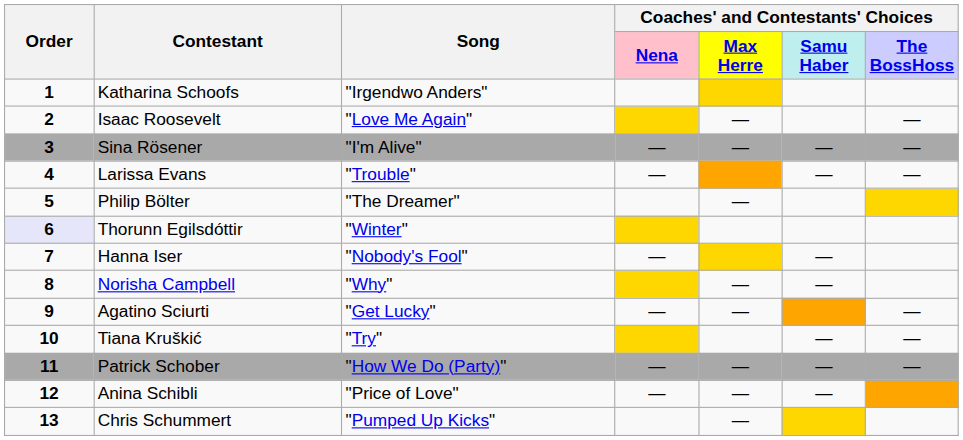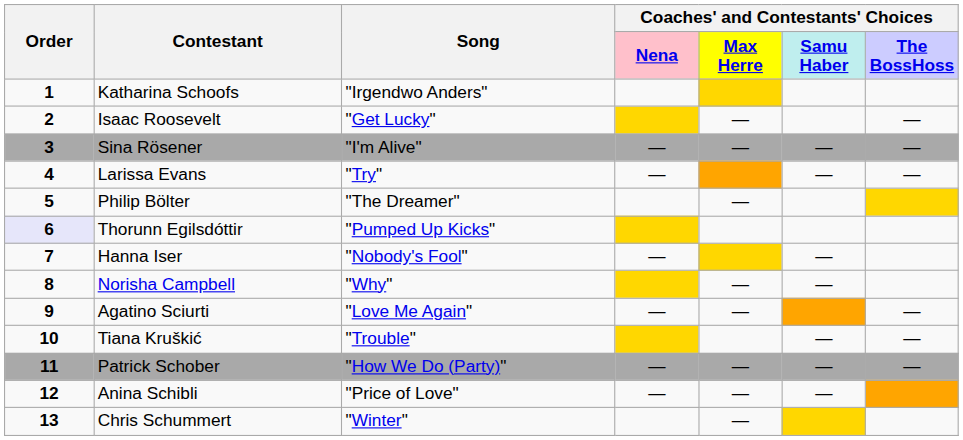(409, 119) "Love Me Again" -> (391, 119) "Get Lucky"
(381, 174) "Trouble" -> (364, 174) "Try"
(377, 229) "Winter" -> (420, 229) "Pumped Up Kicks"
(391, 311) "Get Lucky" -> (409, 311) "Love Me Again"
(364, 339) "Try" -> (381, 339) "Trouble"
(420, 421) "Pumped Up Kicks" -> (377, 421) "Winter"
